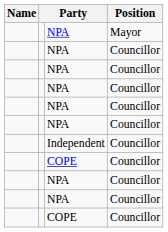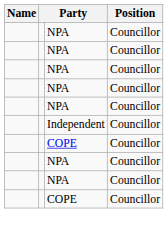- row: (58, 32)
